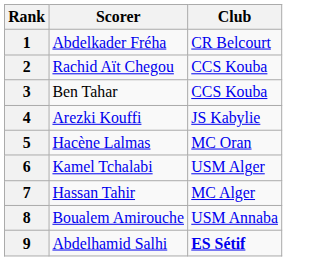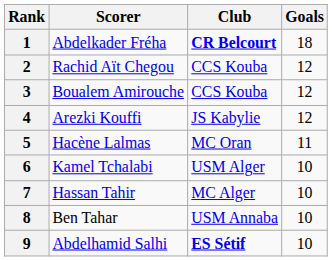+ column: (305, 17)
(231, 42) normal -> (234, 42) bold
(85, 92) Ben Tahar -> (118, 92) Boualem Amirouche
(118, 218) Boualem Amirouche -> (85, 218) Ben Tahar
